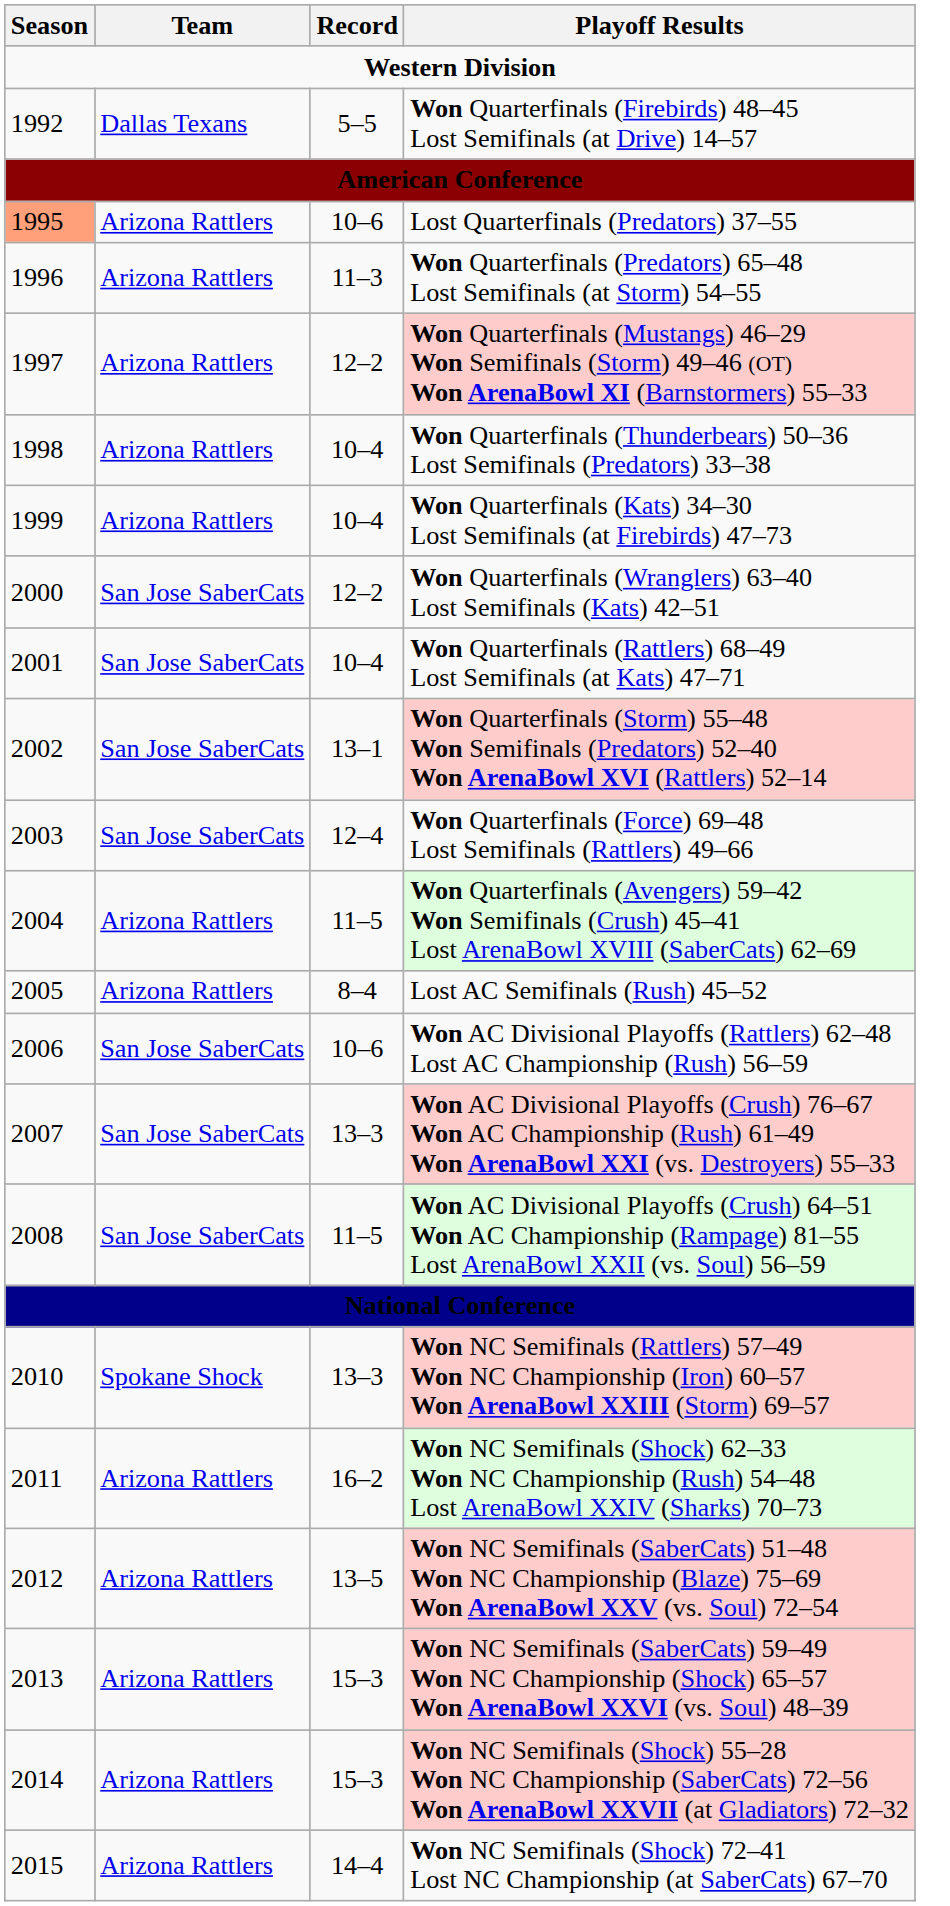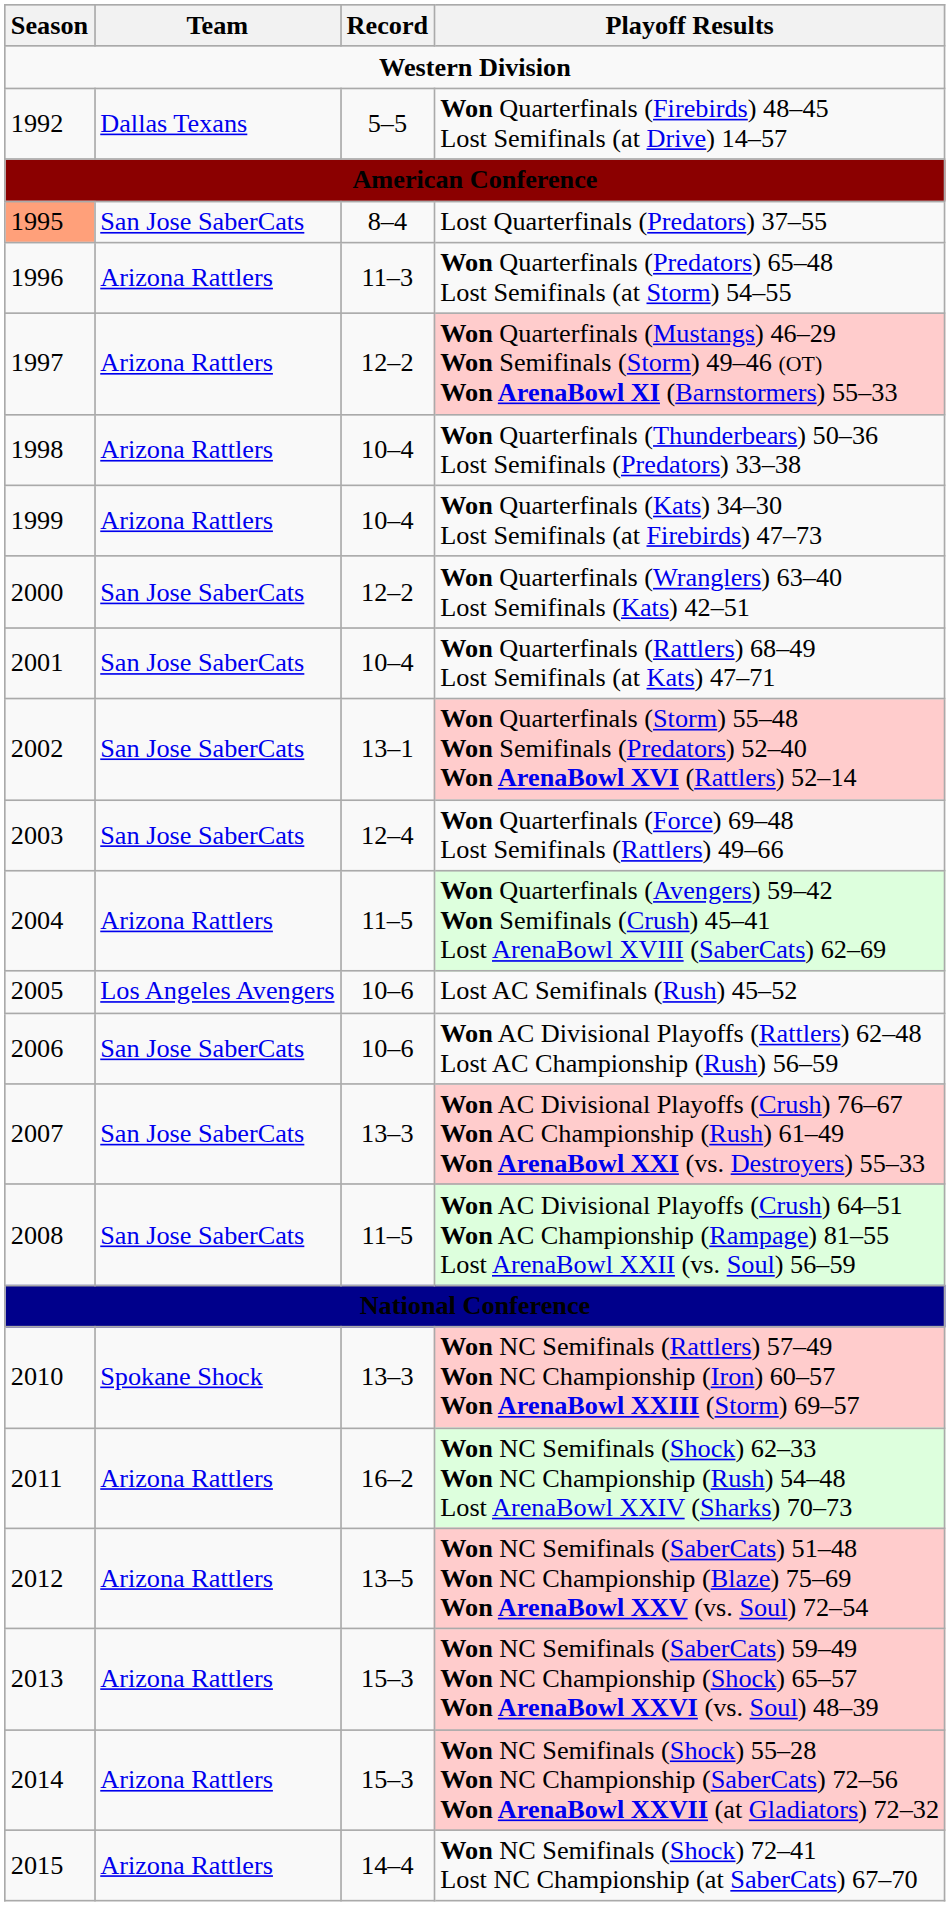(187, 221) Arizona Rattlers -> (202, 221) San Jose SaberCats
(357, 221) 10–6 -> (387, 221) 8–4
(187, 991) Arizona Rattlers -> (217, 991) Los Angeles Avengers
(357, 991) 8–4 -> (387, 991) 10–6
